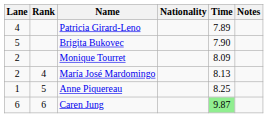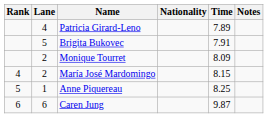columns swapped: (44, 12) <-> (17, 12)
(222, 43) 7.90 -> (222, 43) 7.91
(222, 74) 8.13 -> (222, 74) 8.15
(222, 105) lightgreen background -> (222, 105) no background
